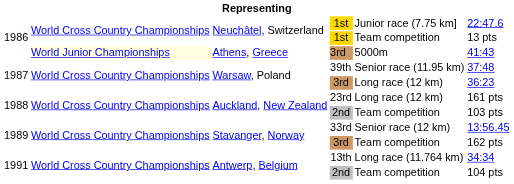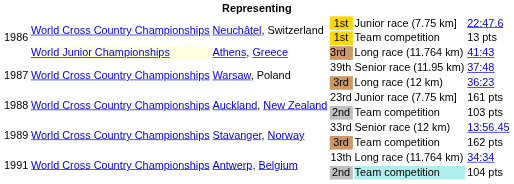(371, 53) 5000m -> (409, 53) Long race (11.764 km)
(399, 98) Long race (12 km) -> (406, 98) Junior race (7.75 km]
(397, 172) no background -> (397, 172) paleturquoise background
